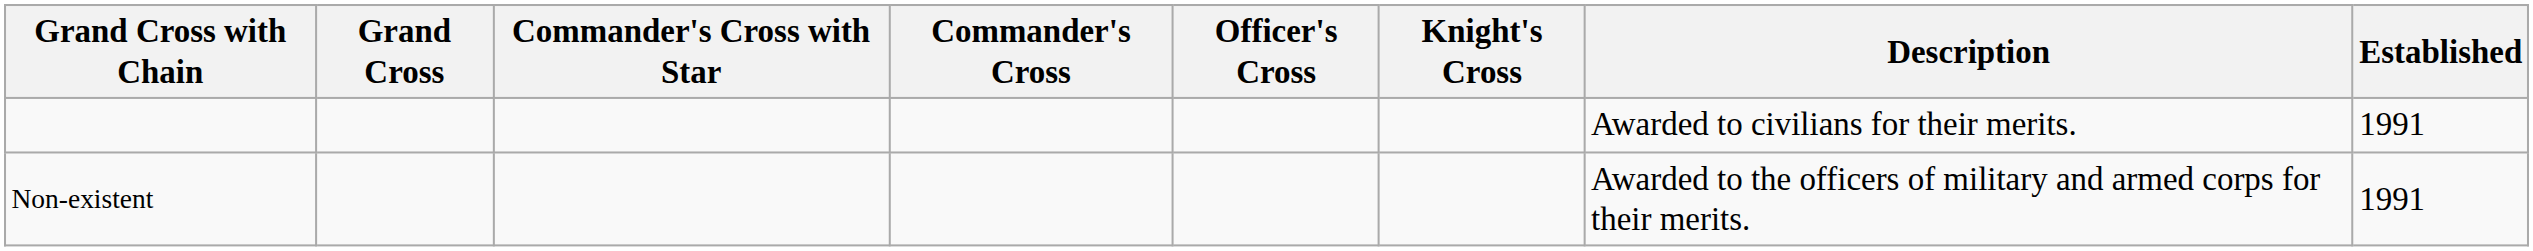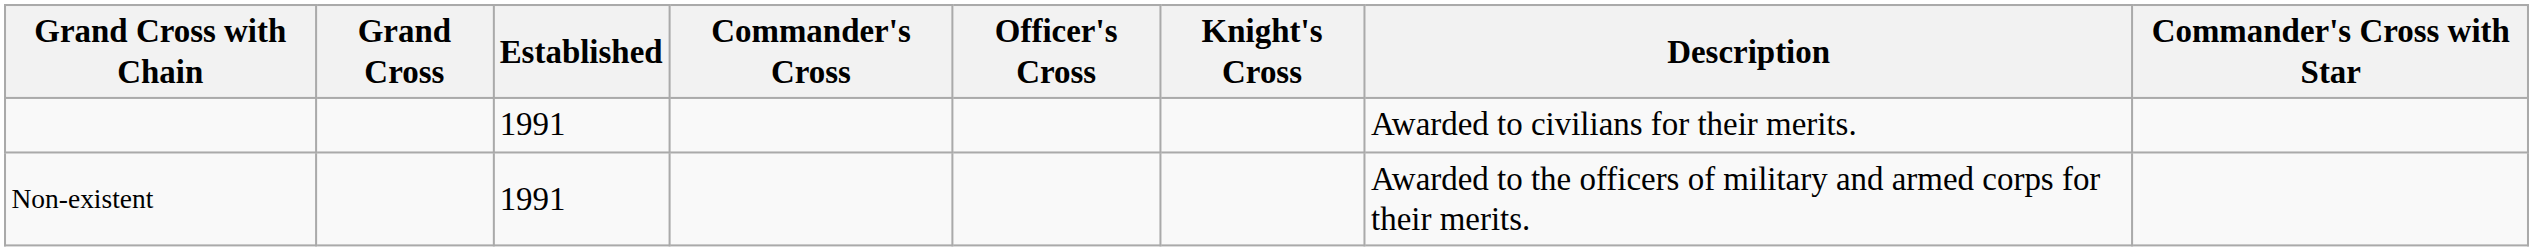columns swapped: (691, 50) <-> (2441, 50)
